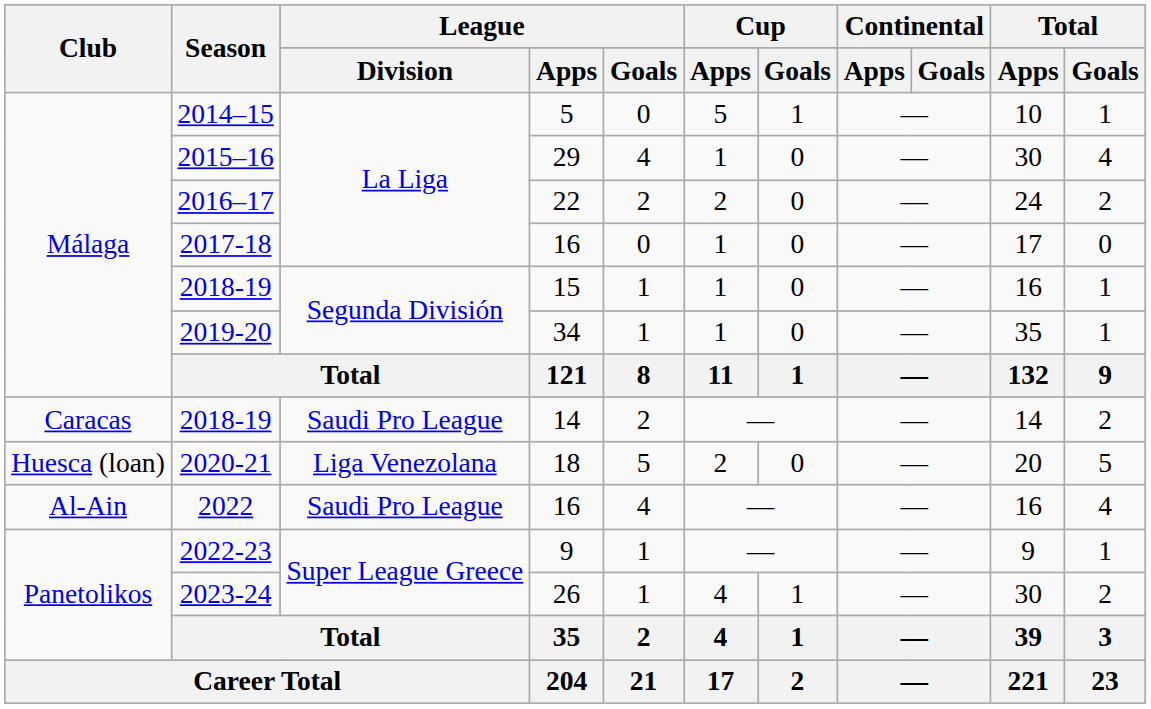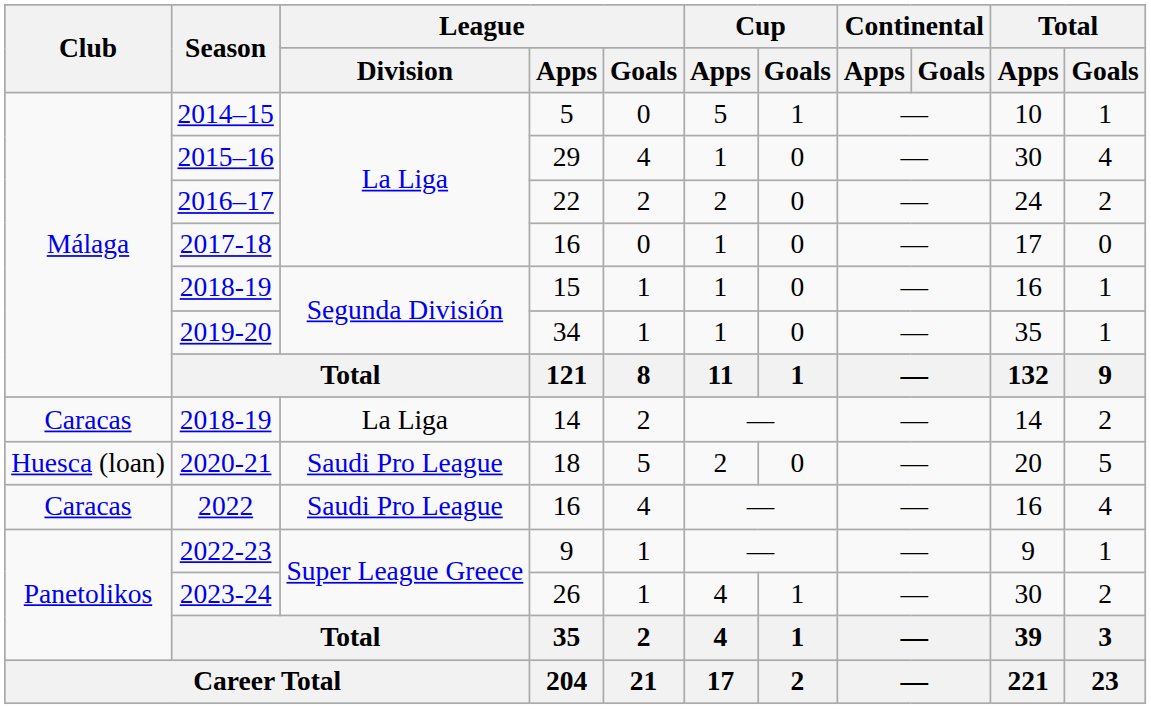(405, 419) Saudi Pro League -> (405, 419) La Liga
(405, 462) Liga Venezolana -> (405, 462) Saudi Pro League
(88, 506) Al-Ain -> (88, 506) Caracas
